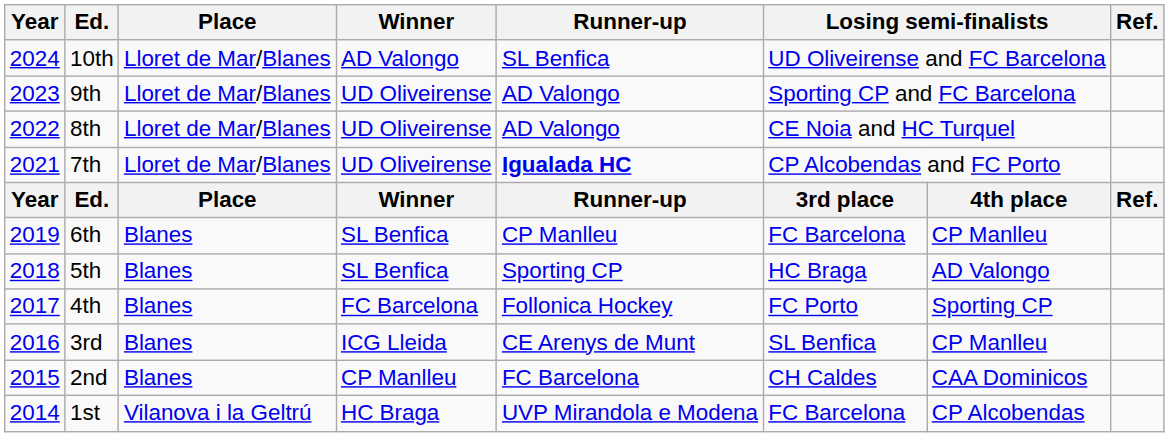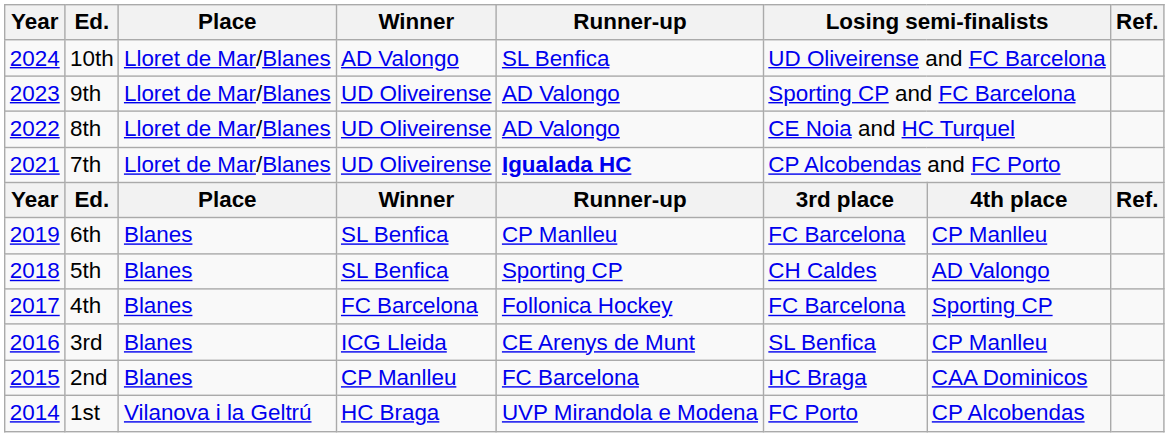(818, 270) HC Braga -> (822, 270) CH Caldes
(813, 306) FC Porto -> (837, 306) FC Barcelona
(822, 377) CH Caldes -> (818, 377) HC Braga
(837, 413) FC Barcelona -> (813, 413) FC Porto
